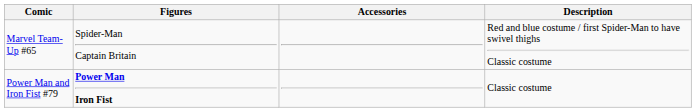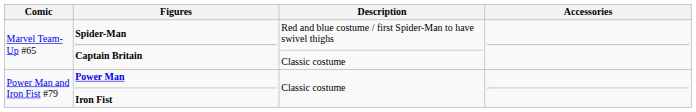columns swapped: (588, 12) <-> (382, 12)
(176, 44) normal -> (176, 44) bold
